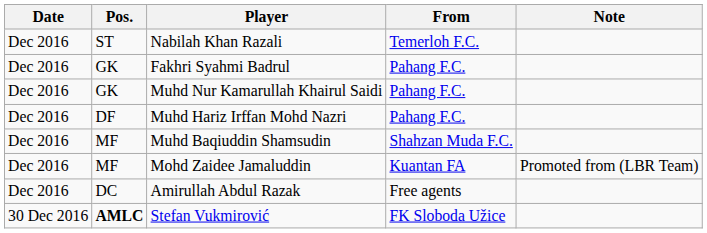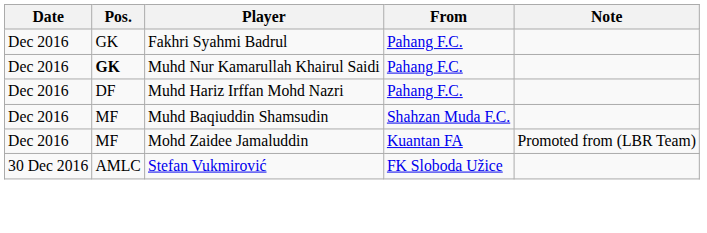- row: (216, 41)
(107, 91) normal -> (108, 66) bold
- row: (226, 191)
(119, 215) bold -> (118, 166) normal
